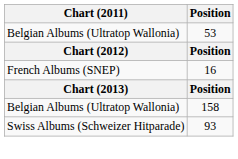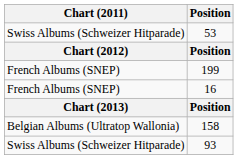(93, 32) Belgian Albums (Ultratop Wallonia) -> (96, 32) Swiss Albums (Schweizer Hitparade)
+ row: (210, 70)
